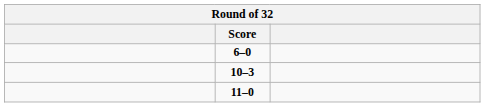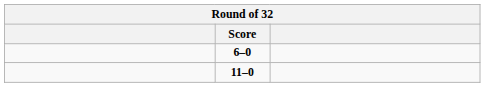- row: (242, 73)
